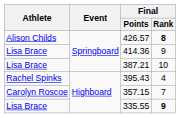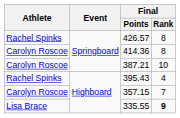(31, 38) Alison Childs -> (34, 38) Rachel Spinks
(163, 38) bold -> (163, 38) normal
(27, 52) Lisa Brace -> (37, 52) Carolyn Roscoe
(163, 52) 9 -> (163, 52) 8
(27, 65) Lisa Brace -> (37, 65) Carolyn Roscoe
